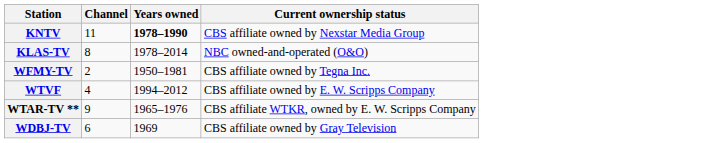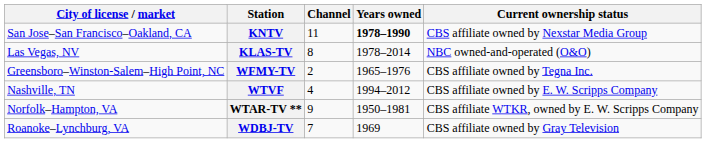+ column: (116, 14)
(160, 71) 1950–1981 -> (383, 71) 1965–1976
(160, 109) 1965–1976 -> (383, 109) 1950–1981
(88, 128) 6 -> (310, 128) 7
